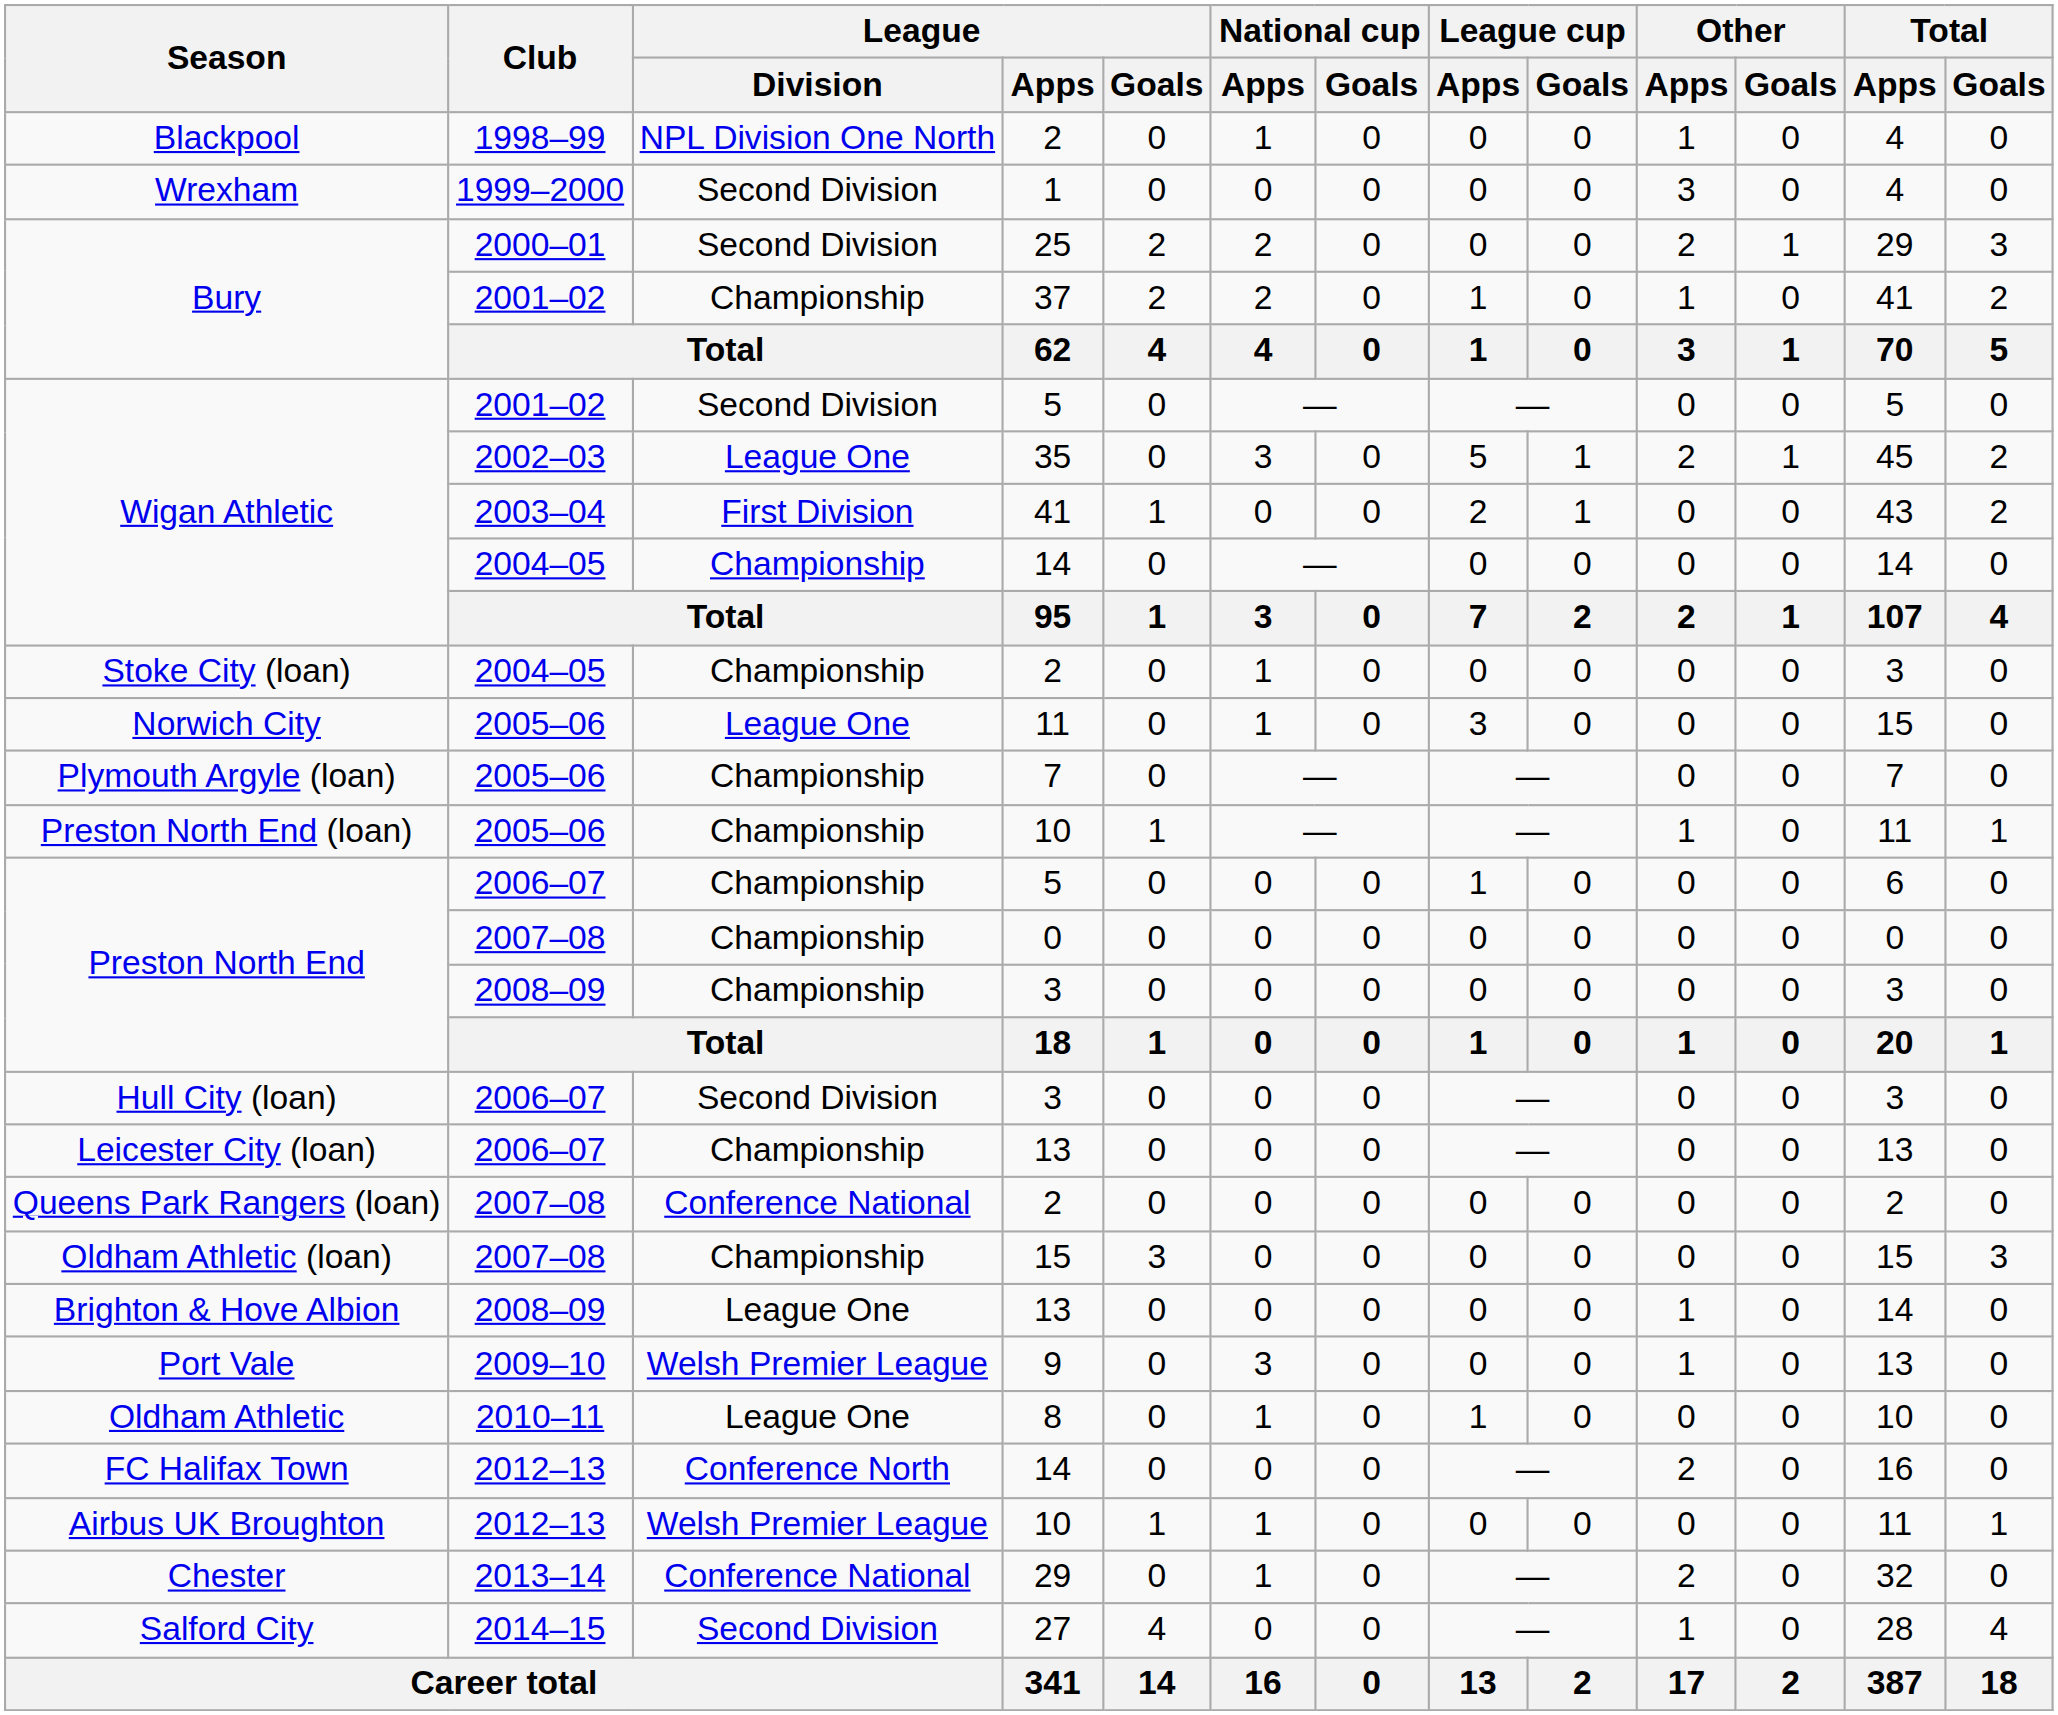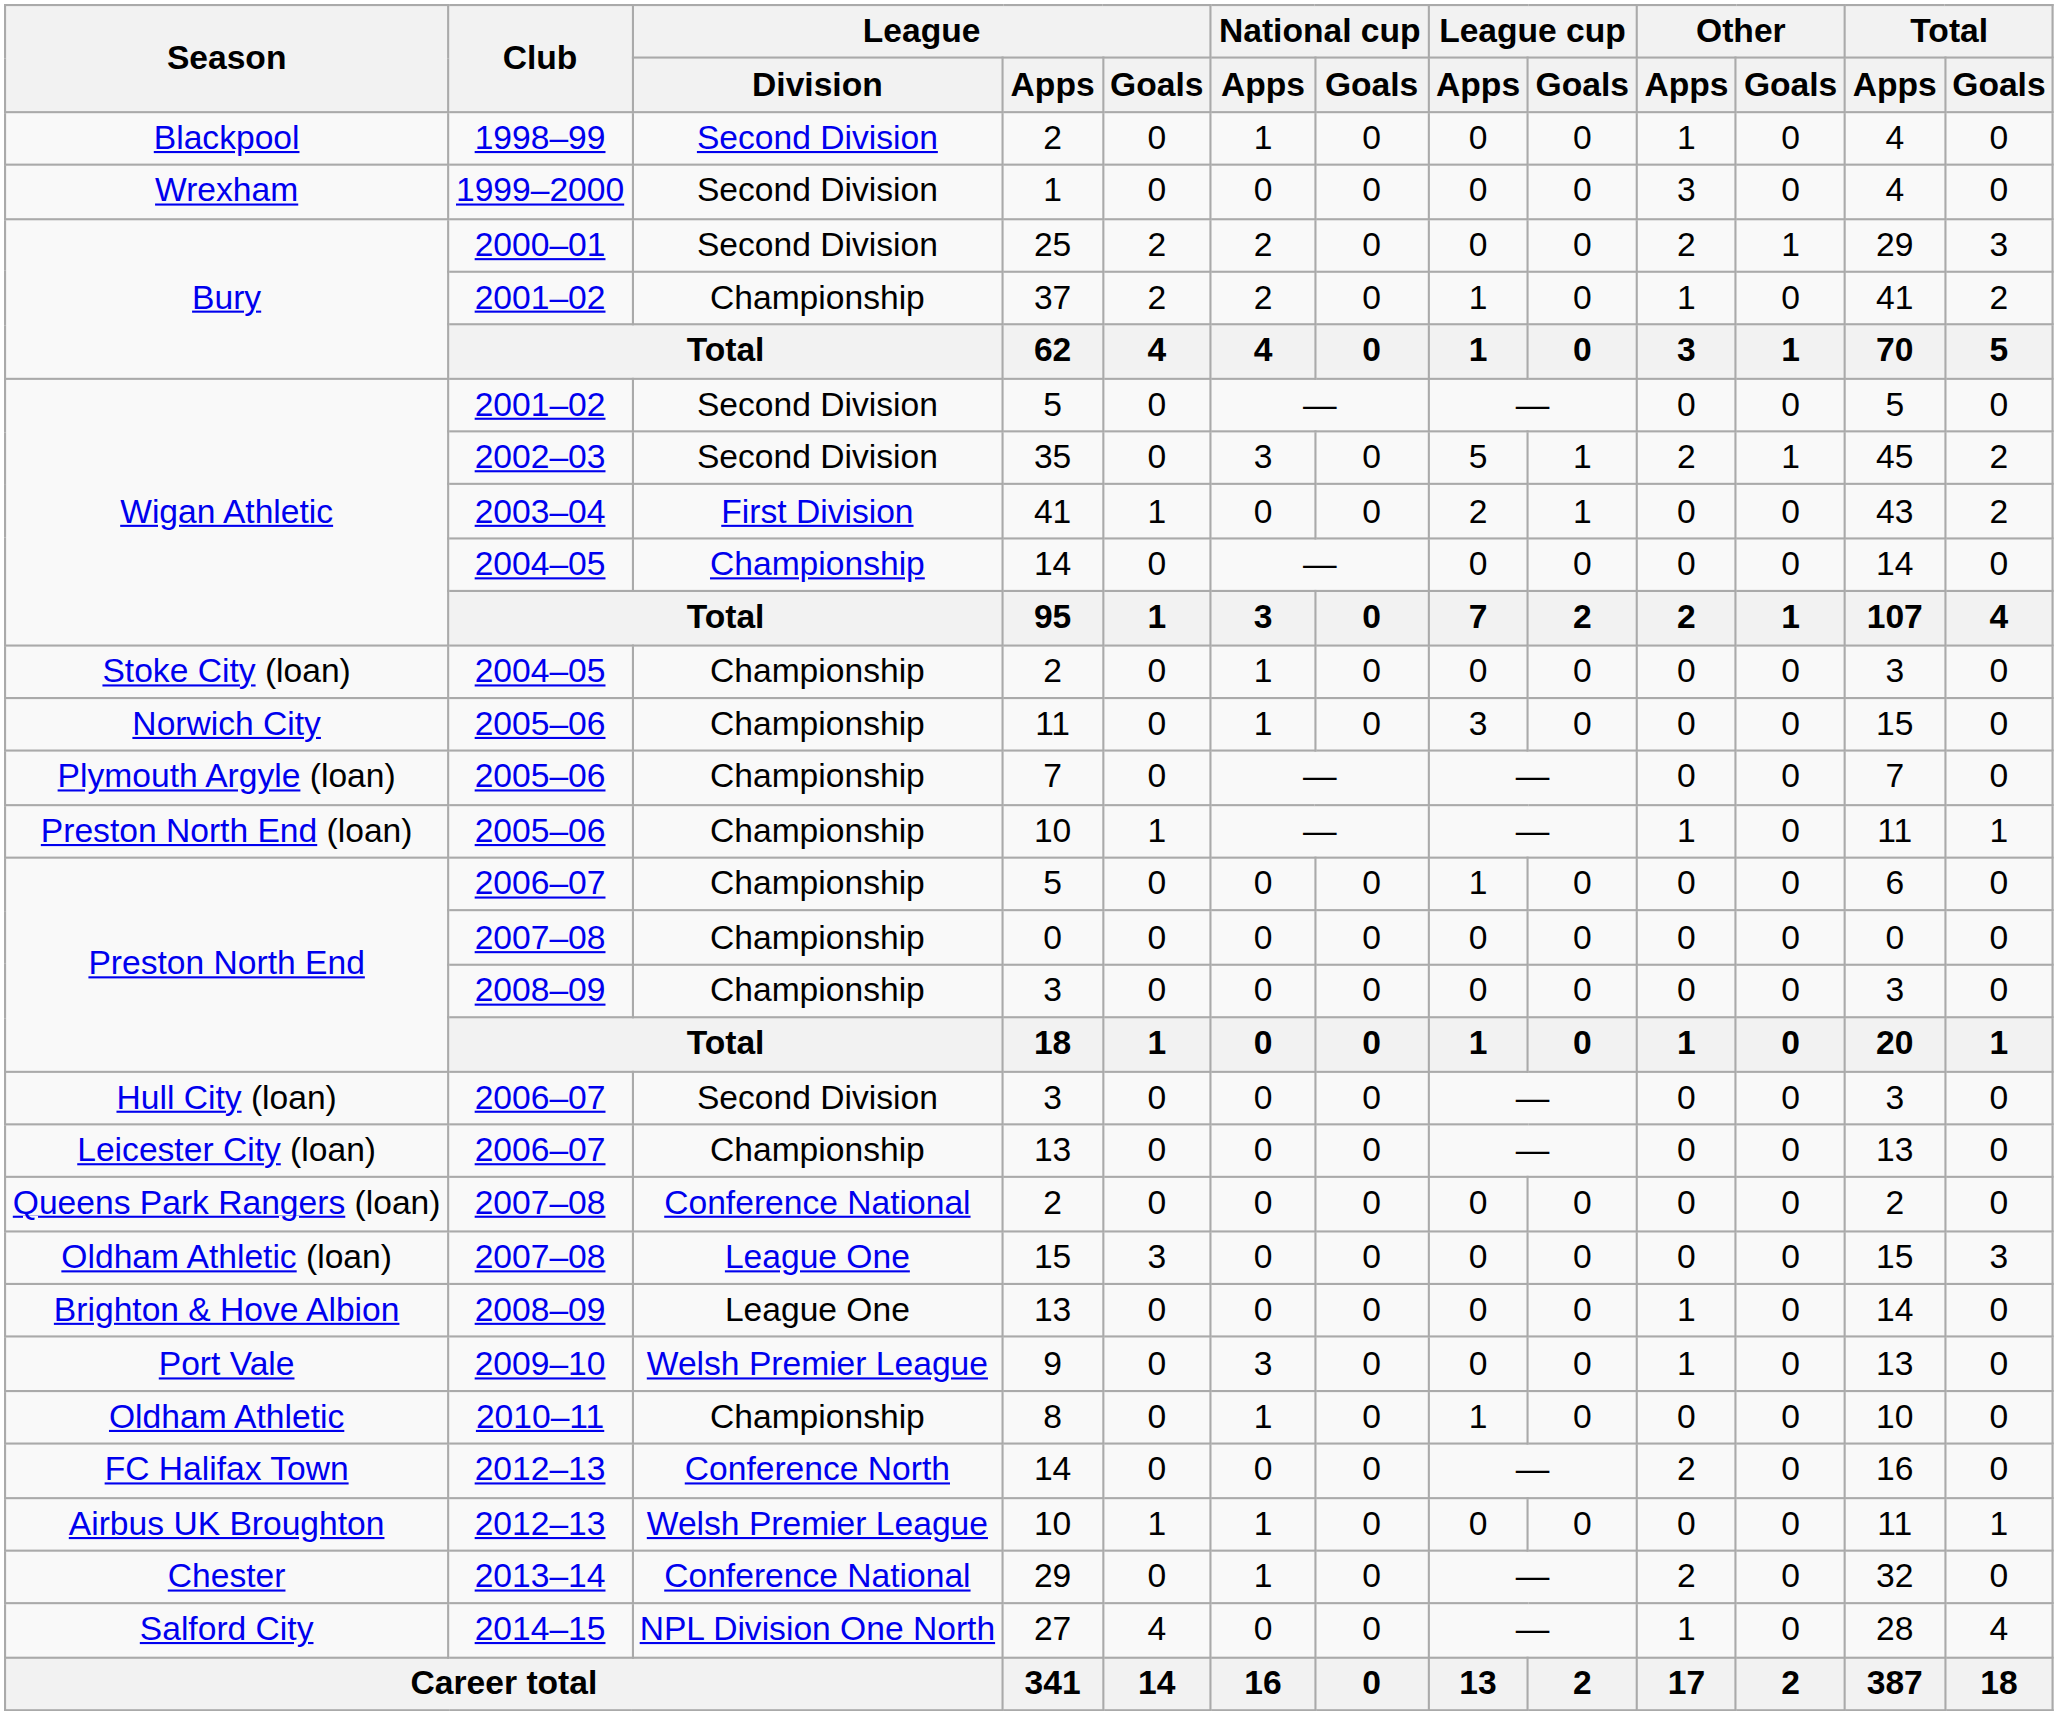(817, 137) NPL Division One North -> (817, 137) Second Division
(817, 457) League One -> (817, 457) Second Division
(817, 723) League One -> (817, 723) Championship
(817, 1256) Championship -> (817, 1256) League One
(817, 1416) League One -> (817, 1416) Championship
(817, 1629) Second Division -> (817, 1629) NPL Division One North
